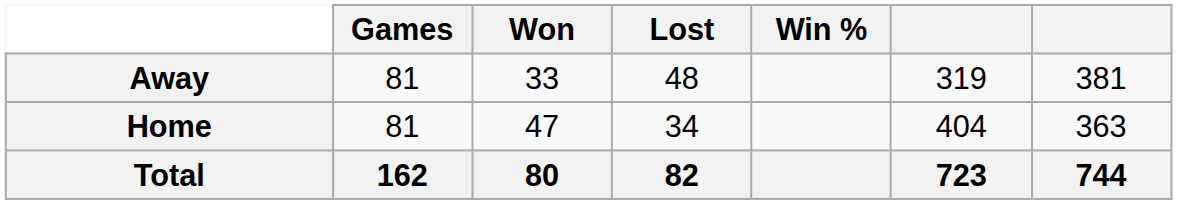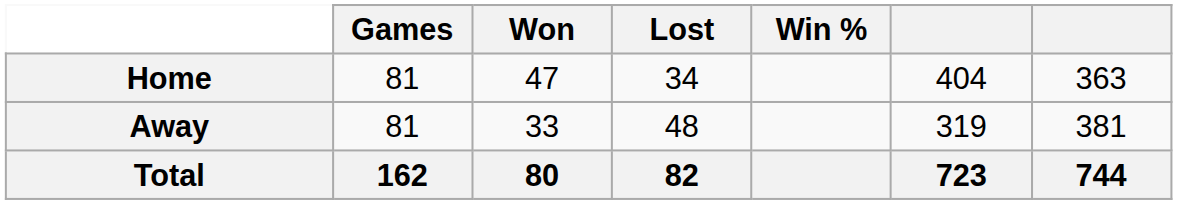rows swapped: (169, 127) <-> (169, 78)
